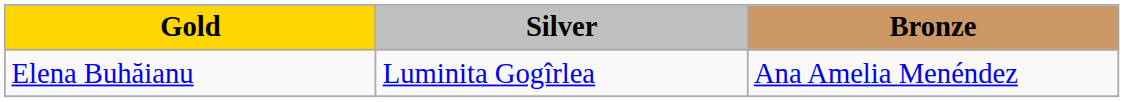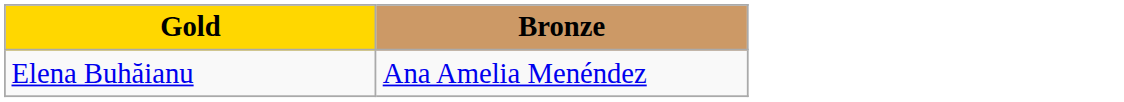- column: (562, 27)
